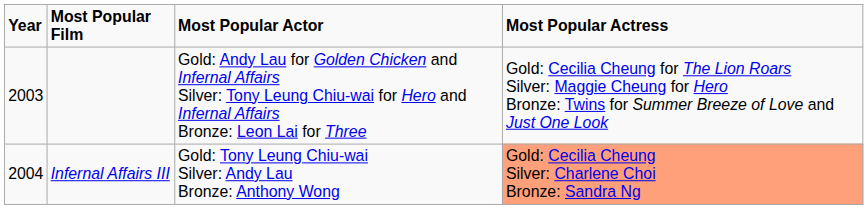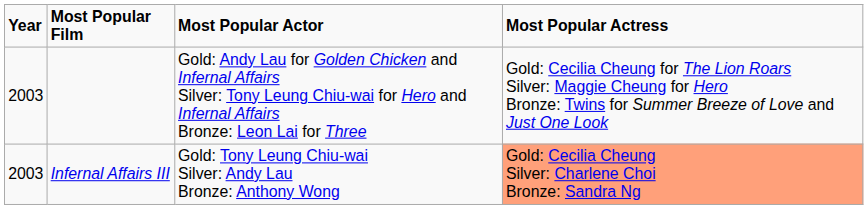(26, 174) 2004 -> (26, 174) 2003
